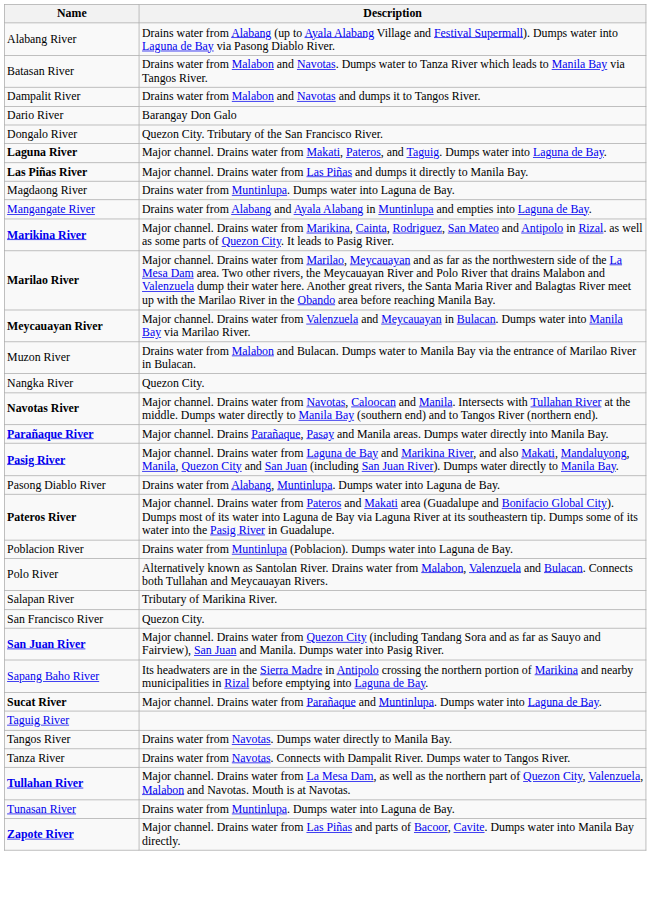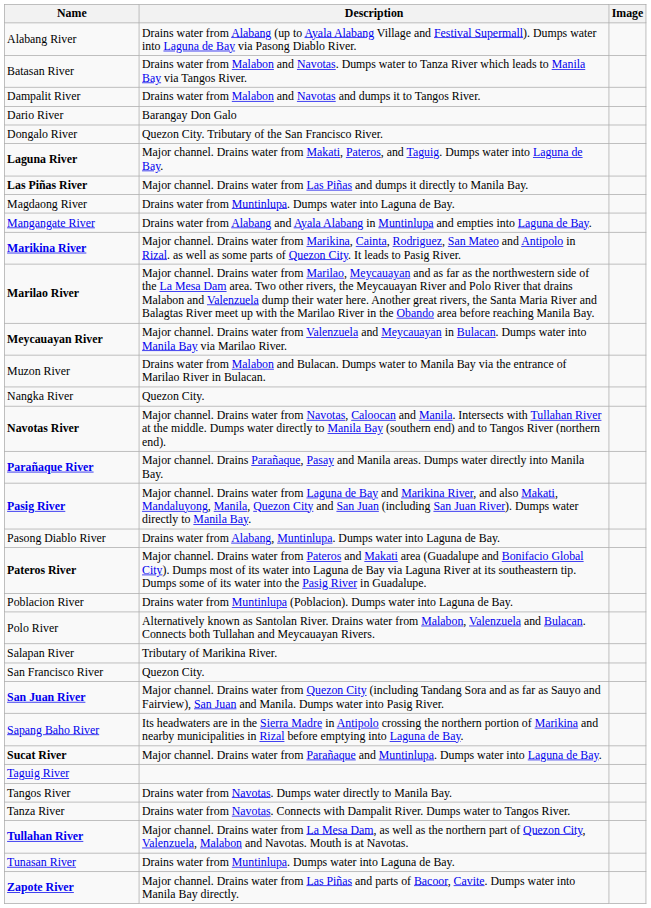+ column: (627, 13)
